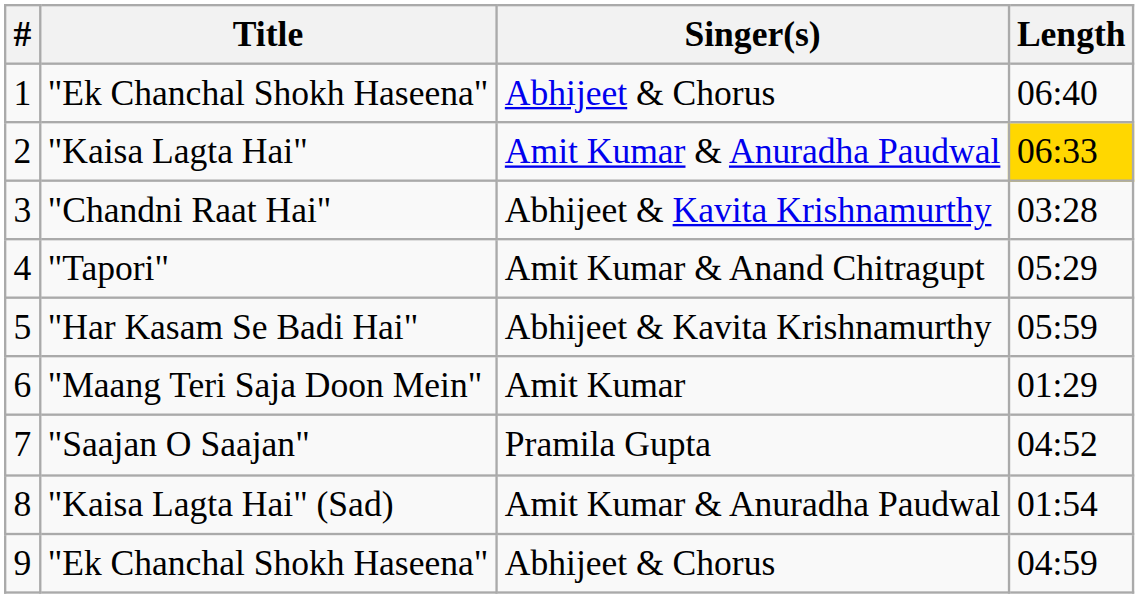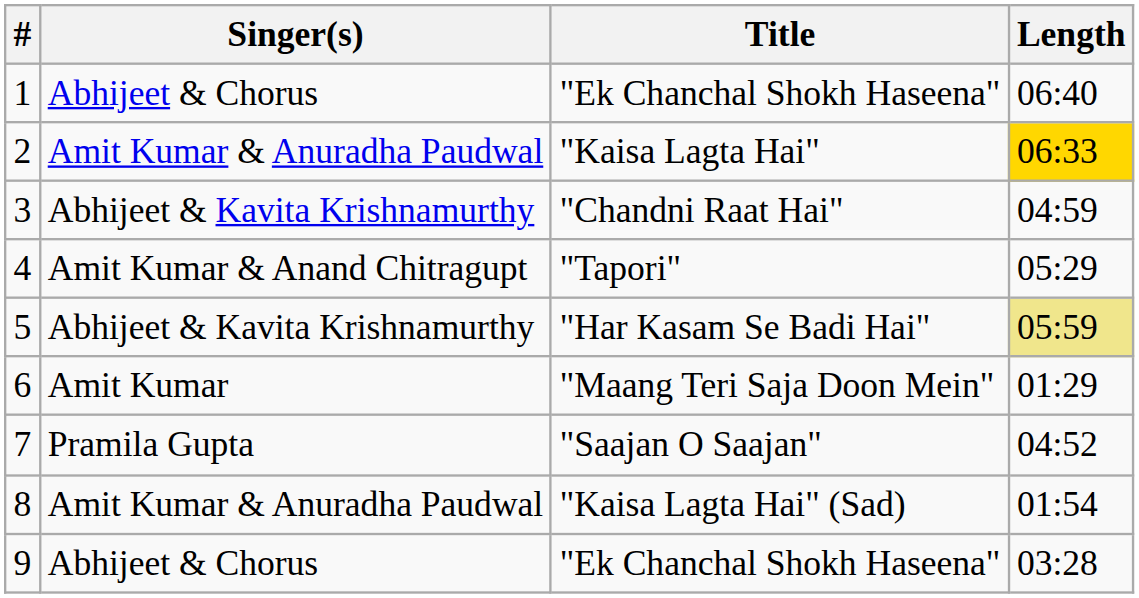columns swapped: (268, 34) <-> (753, 34)
(1057, 209) 03:28 -> (1057, 209) 04:59
(1057, 327) no background -> (1057, 327) khaki background
(1057, 561) 04:59 -> (1057, 561) 03:28
